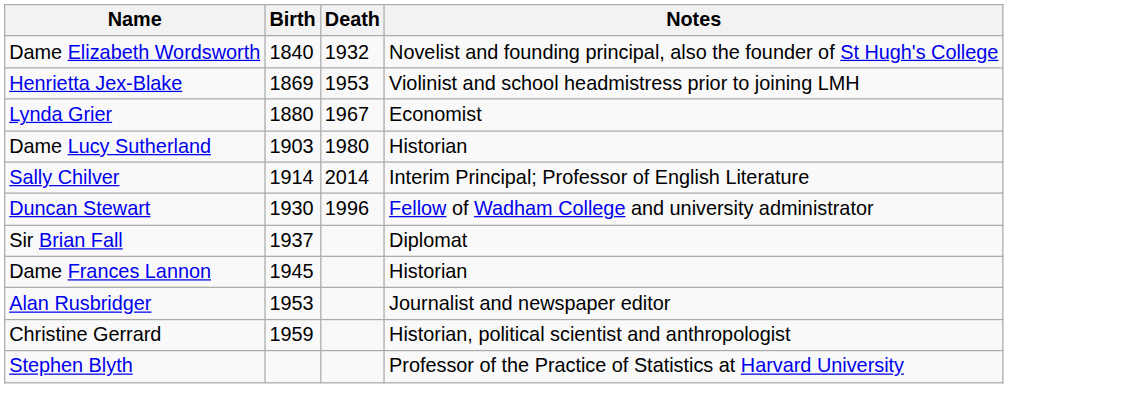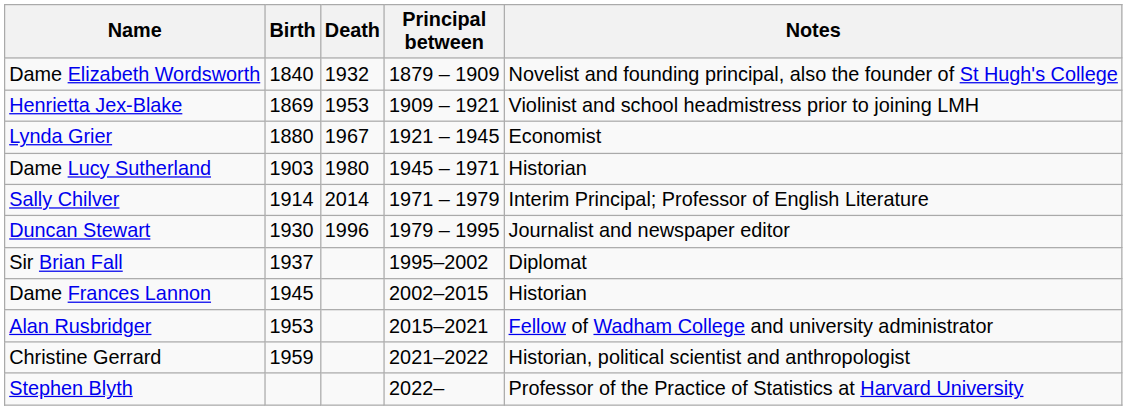+ column: (444, 31)
(631, 209) Fellow of Wadham College and university administrator -> (649, 231) Journalist and newspaper editor
(530, 303) Journalist and newspaper editor -> (751, 325) Fellow of Wadham College and university administrator
